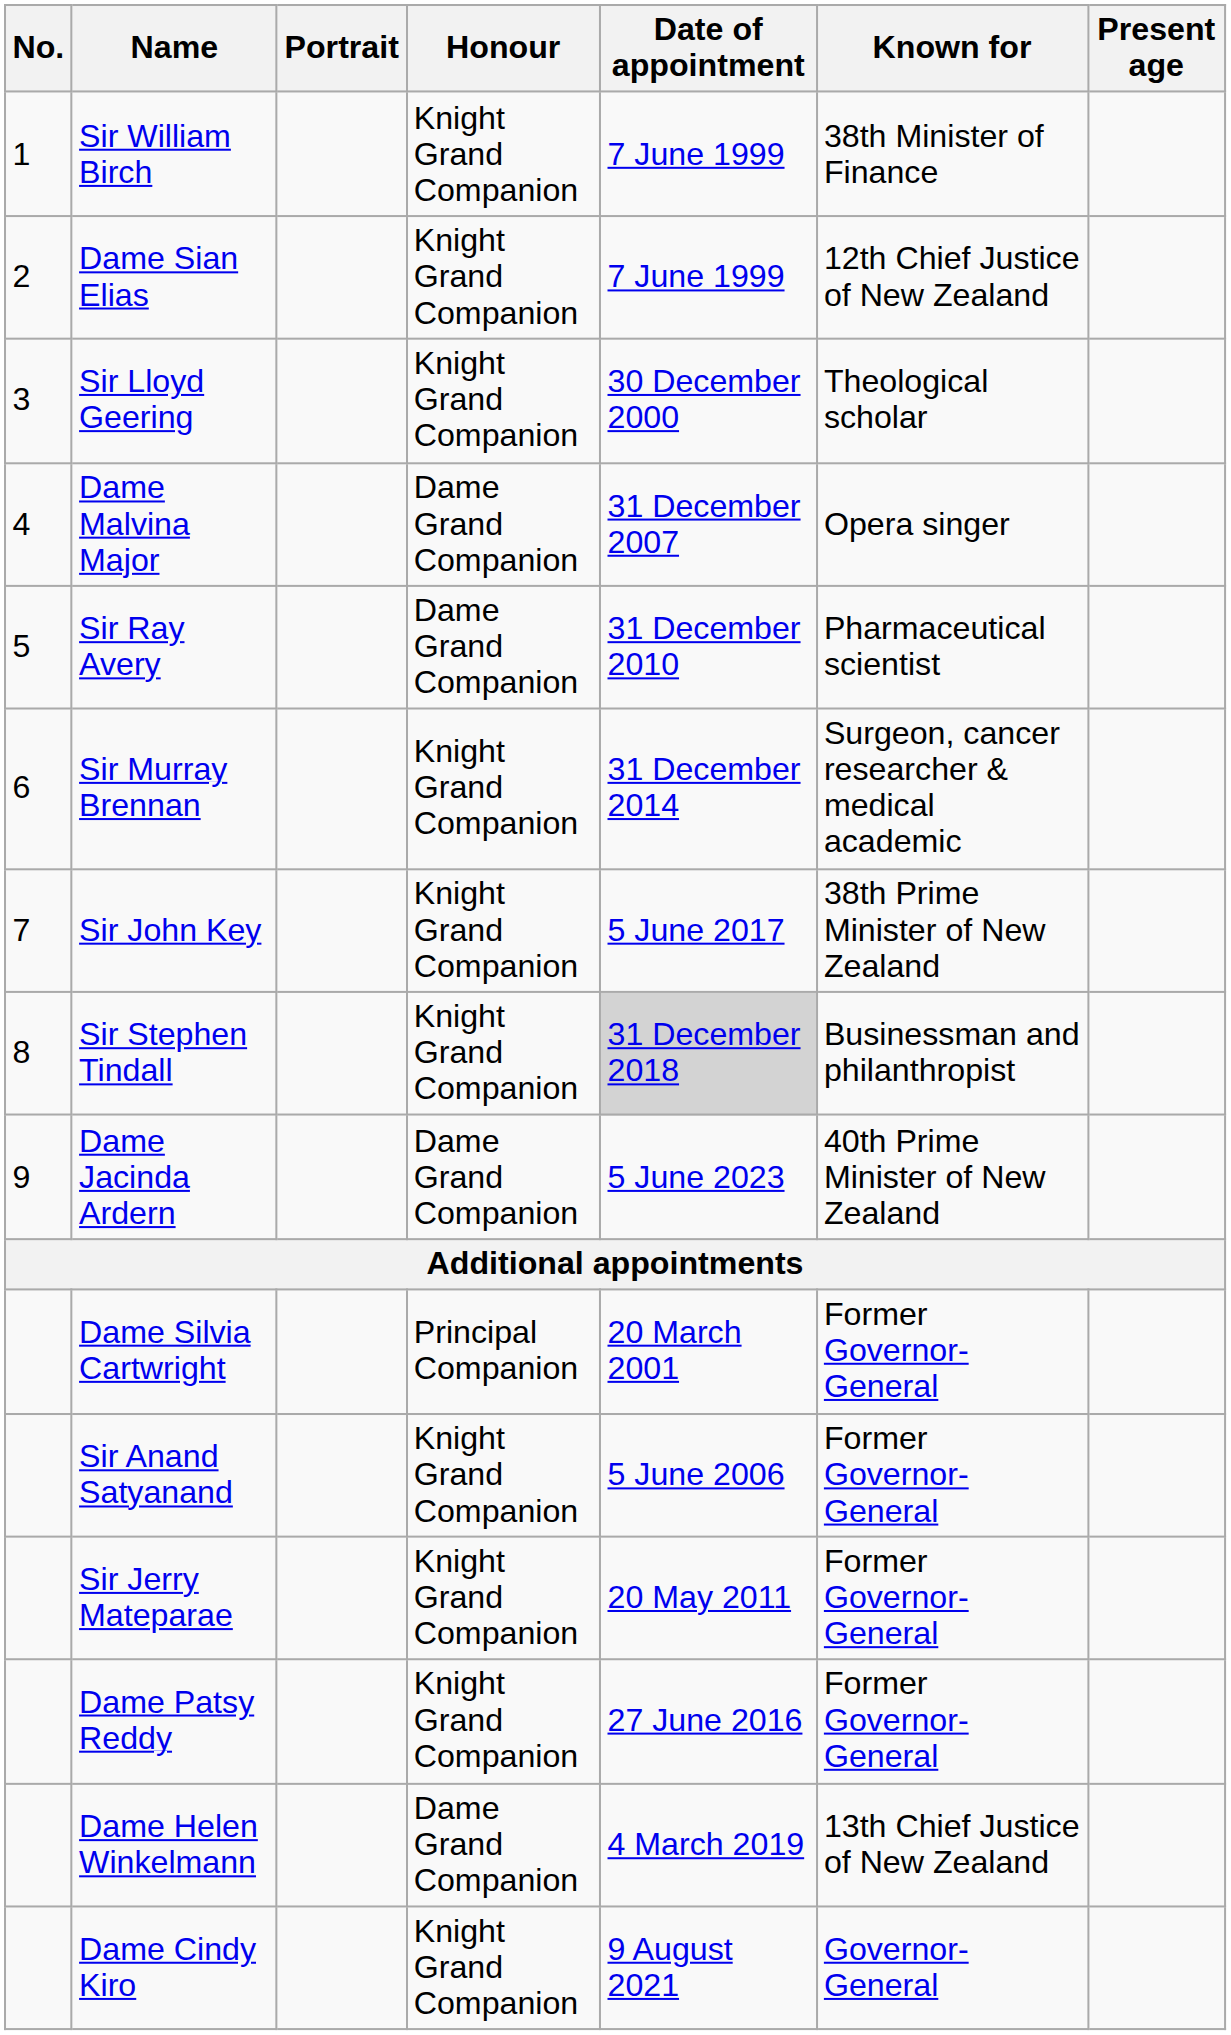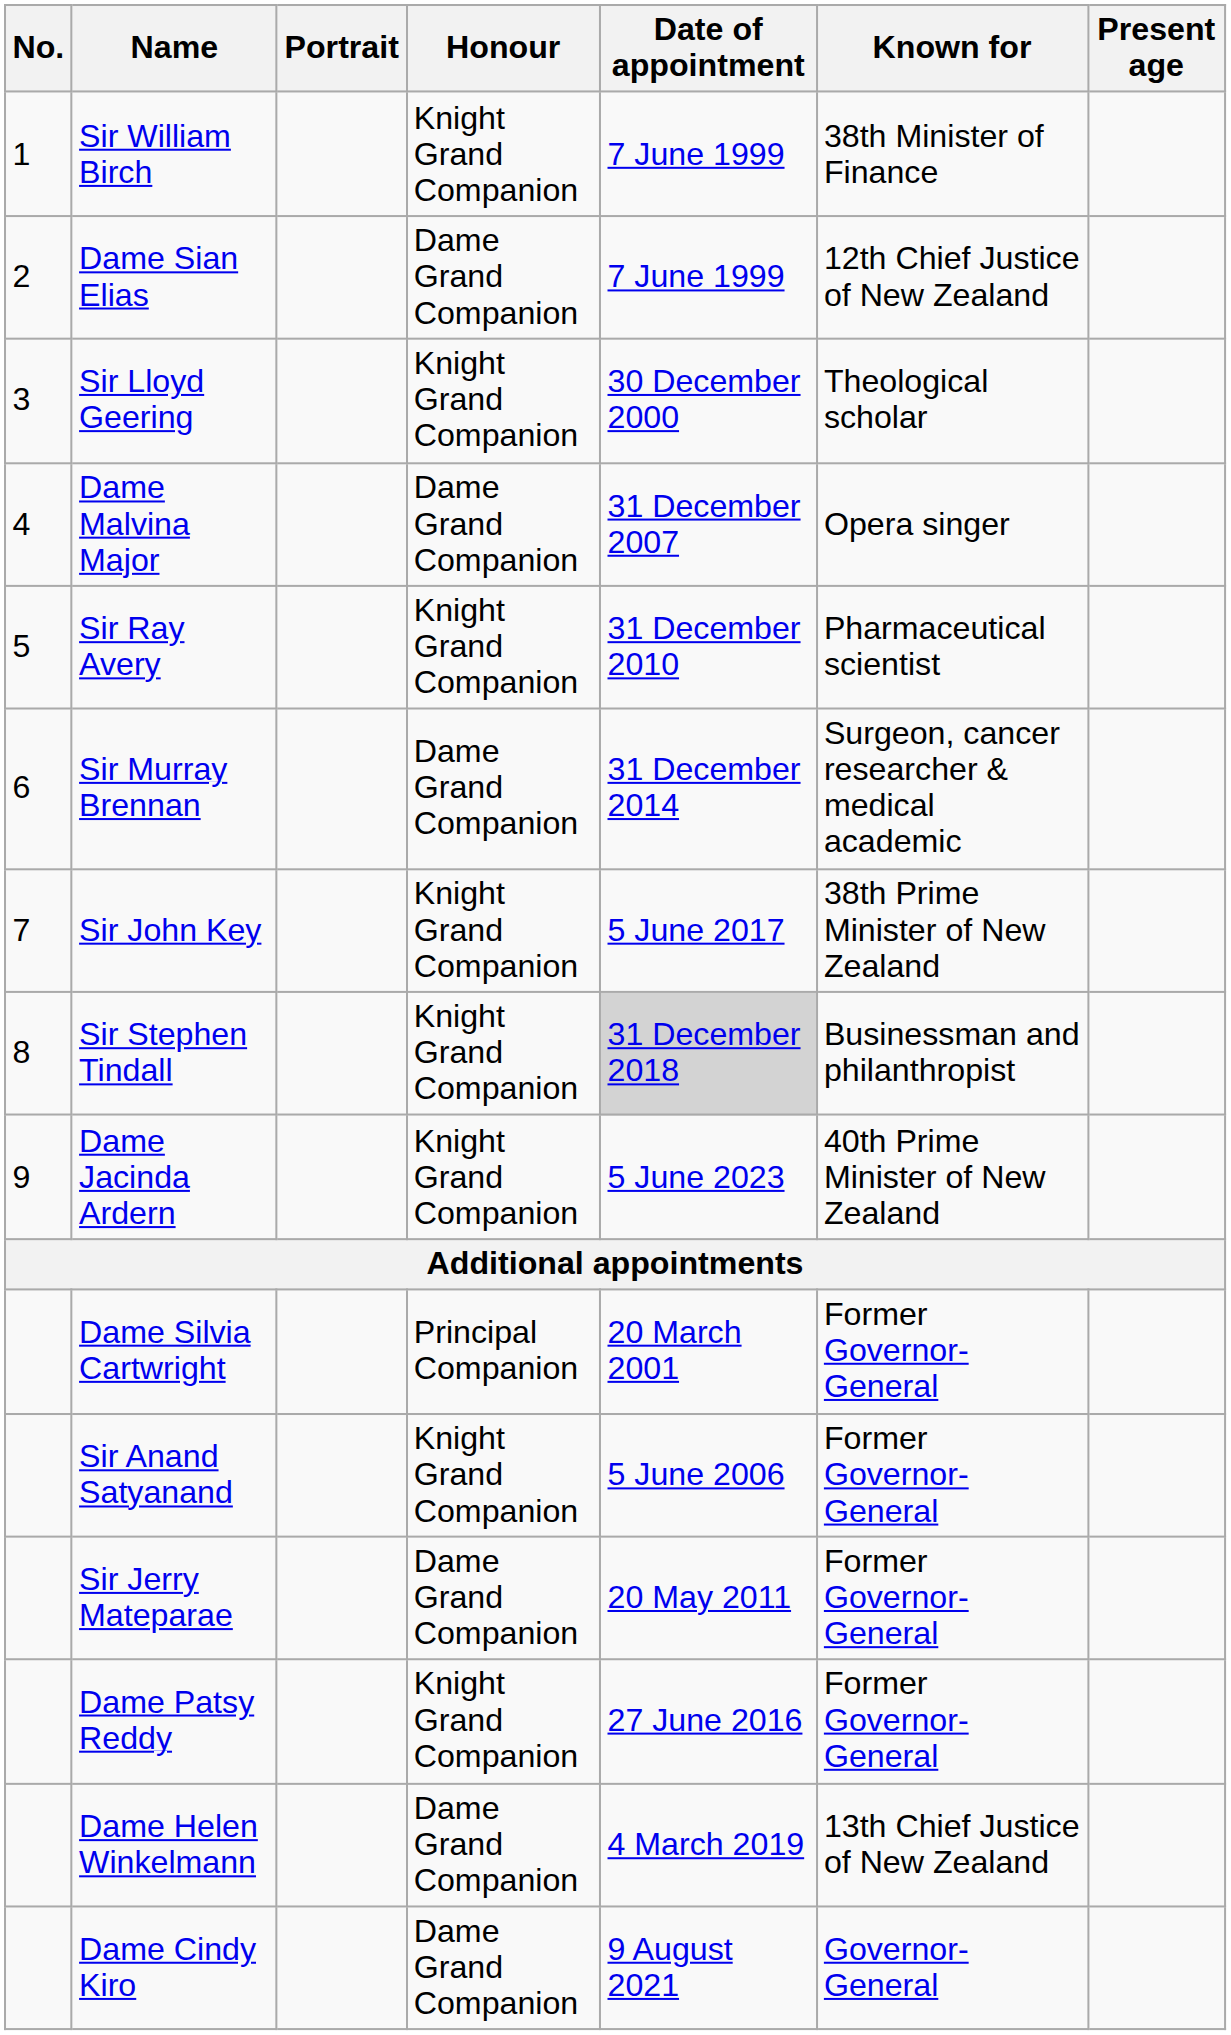(496, 276) Knight Grand Companion -> (496, 276) Dame Grand Companion
(496, 646) Dame Grand Companion -> (496, 646) Knight Grand Companion
(496, 788) Knight Grand Companion -> (496, 788) Dame Grand Companion
(496, 1176) Dame Grand Companion -> (496, 1176) Knight Grand Companion
(496, 1597) Knight Grand Companion -> (496, 1597) Dame Grand Companion
(496, 1967) Knight Grand Companion -> (496, 1967) Dame Grand Companion
